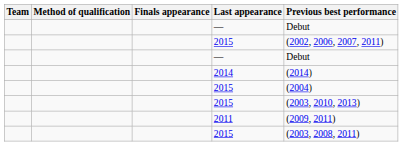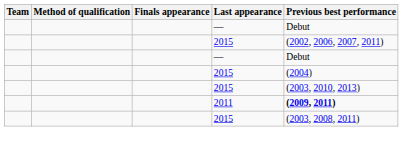- row: (18, 73)
(311, 118) normal -> (311, 103) bold
